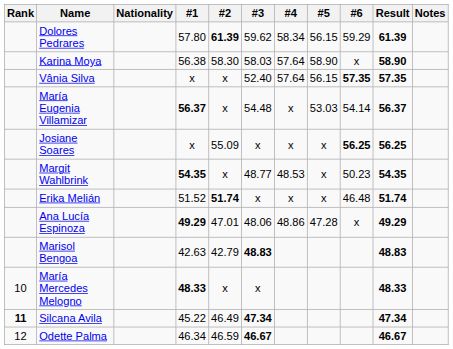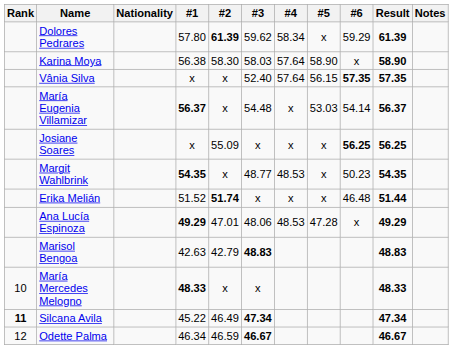(324, 37) 56.15 -> (324, 37) x
(393, 198) 51.74 -> (393, 198) 51.44
(291, 222) 48.86 -> (291, 222) 48.53
